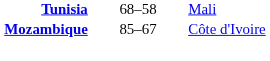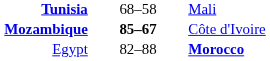(138, 29) normal -> (138, 29) bold
+ row: (70, 49)
